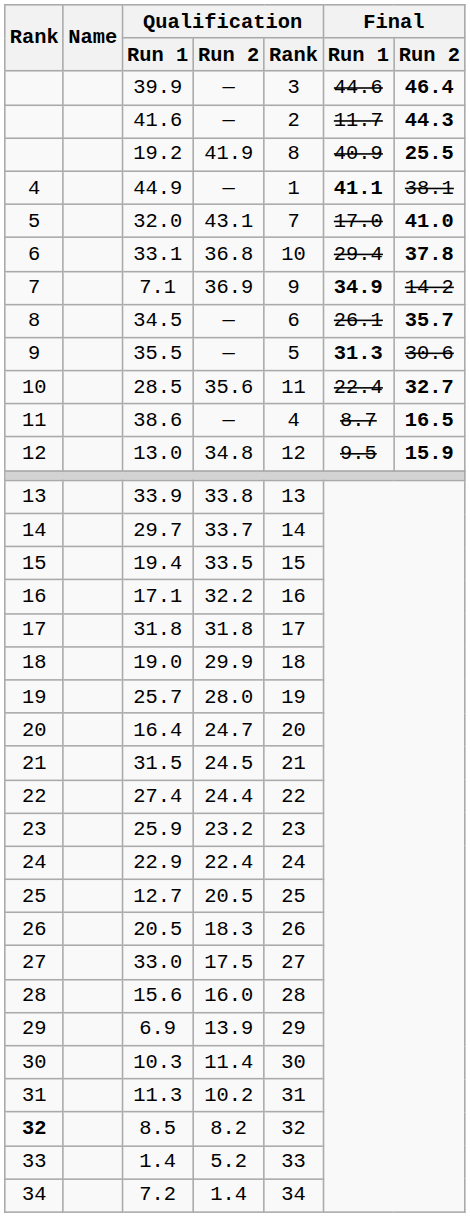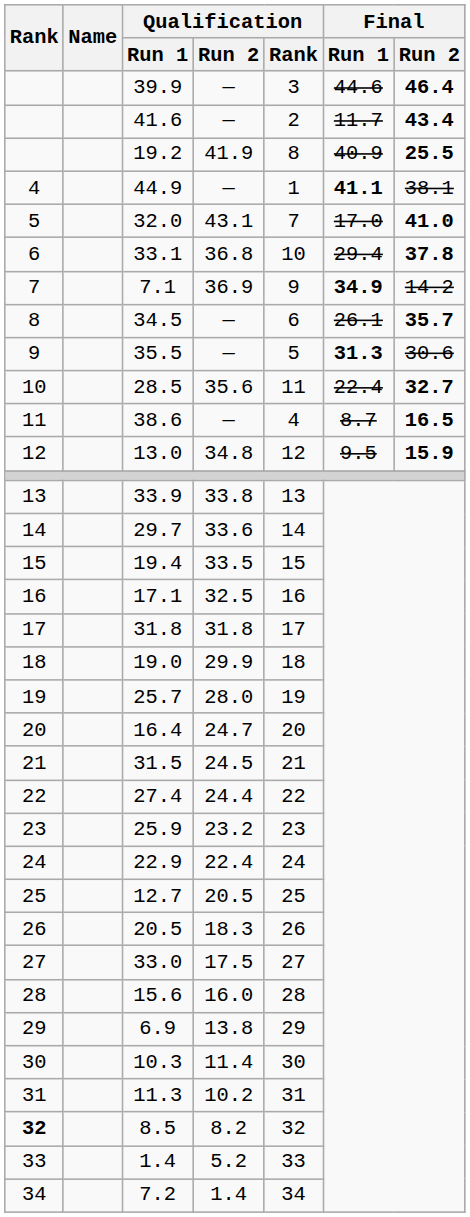(429, 121) 44.3 -> (429, 121) 43.4
(229, 530) 33.7 -> (229, 530) 33.6
(229, 597) 32.2 -> (229, 597) 32.5
(229, 1029) 13.9 -> (229, 1029) 13.8
